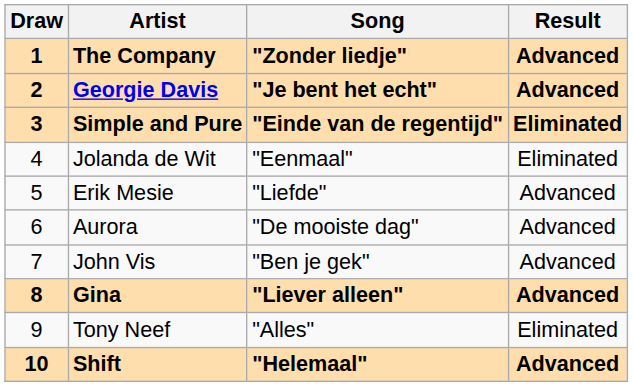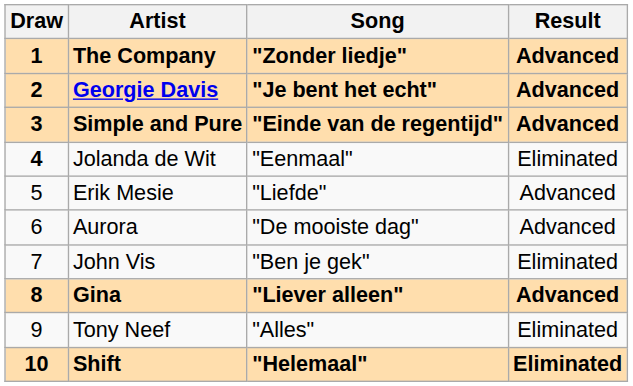(568, 124) Eliminated -> (568, 124) Advanced
(37, 158) normal -> (37, 158) bold
(568, 261) Advanced -> (568, 261) Eliminated
(568, 364) Advanced -> (568, 364) Eliminated
